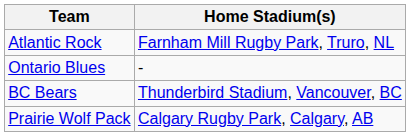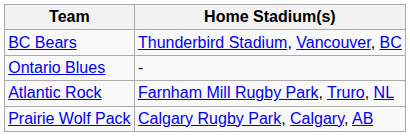rows swapped: (55, 42) <-> (42, 93)
